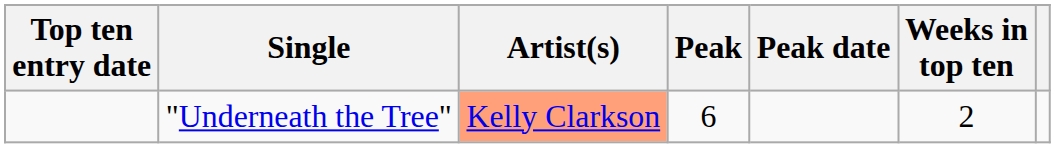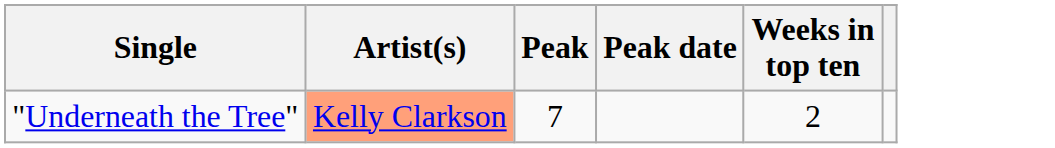- column: (82, 47)
(708, 116) 6 -> (555, 116) 7
